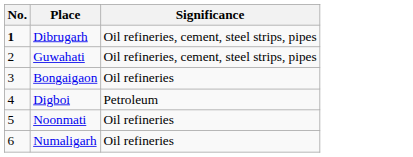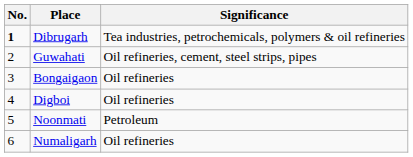(210, 36) Oil refineries, cement, steel strips, pipes -> (254, 36) Tea industries, petrochemicals, polymers & oil refineries
(131, 99) Petroleum -> (139, 99) Oil refineries
(139, 120) Oil refineries -> (131, 120) Petroleum
